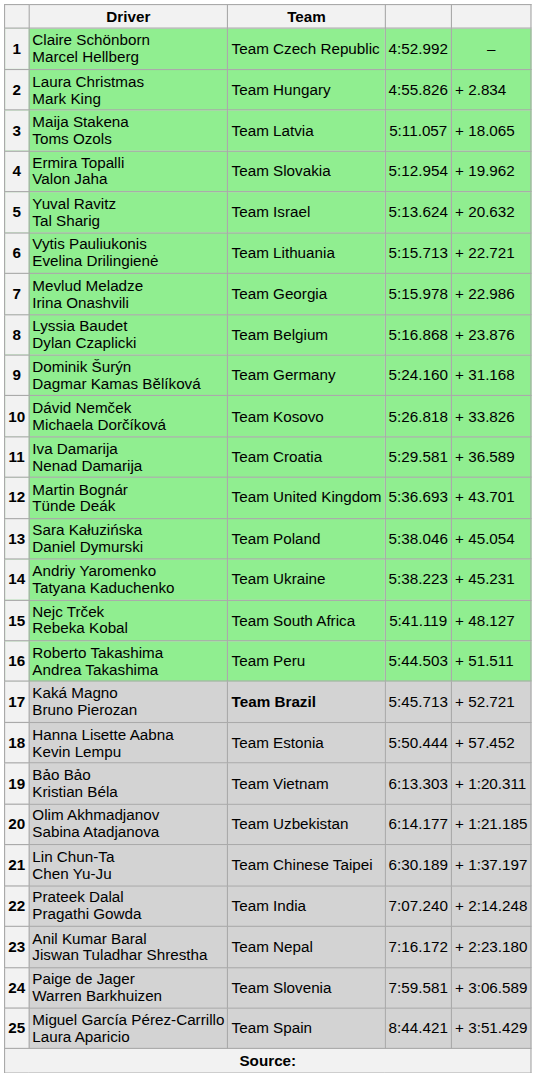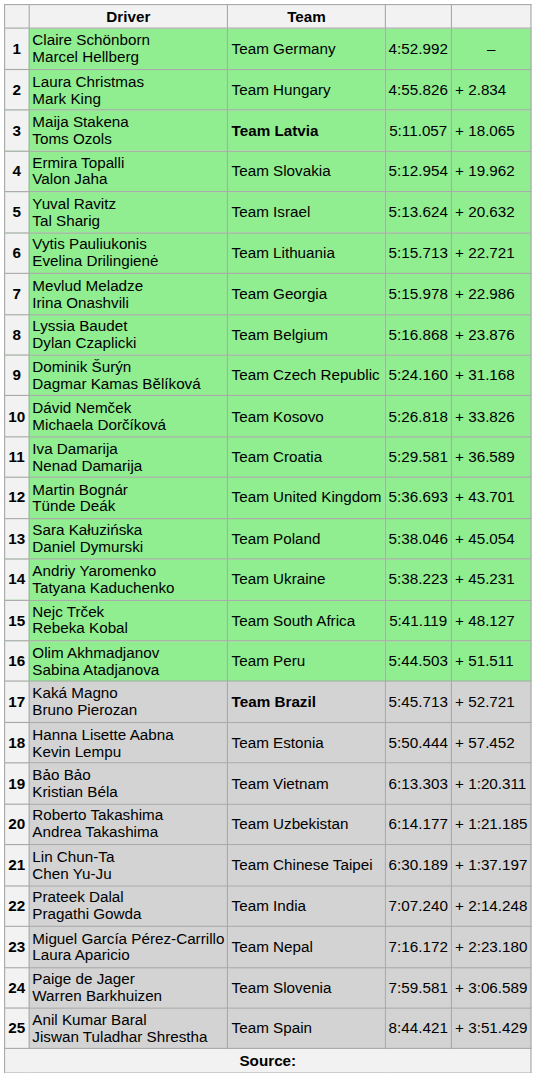(306, 49) Team Czech Republic -> (284, 49) Team Germany
(273, 130) normal -> (275, 130) bold
(284, 375) Team Germany -> (306, 375) Team Czech Republic
(98, 661) Roberto Takashima Andrea Takashima -> (96, 661) Olim Akhmadjanov Sabina Atadjanova
(96, 824) Olim Akhmadjanov Sabina Atadjanova -> (98, 824) Roberto Takashima Andrea Takashima
(120, 946) Anil Kumar Baral Jiswan Tuladhar Shrestha -> (128, 946) Miguel García Pérez-Carrillo Laura Aparicio
(128, 1028) Miguel García Pérez-Carrillo Laura Aparicio -> (120, 1028) Anil Kumar Baral Jiswan Tuladhar Shrestha
